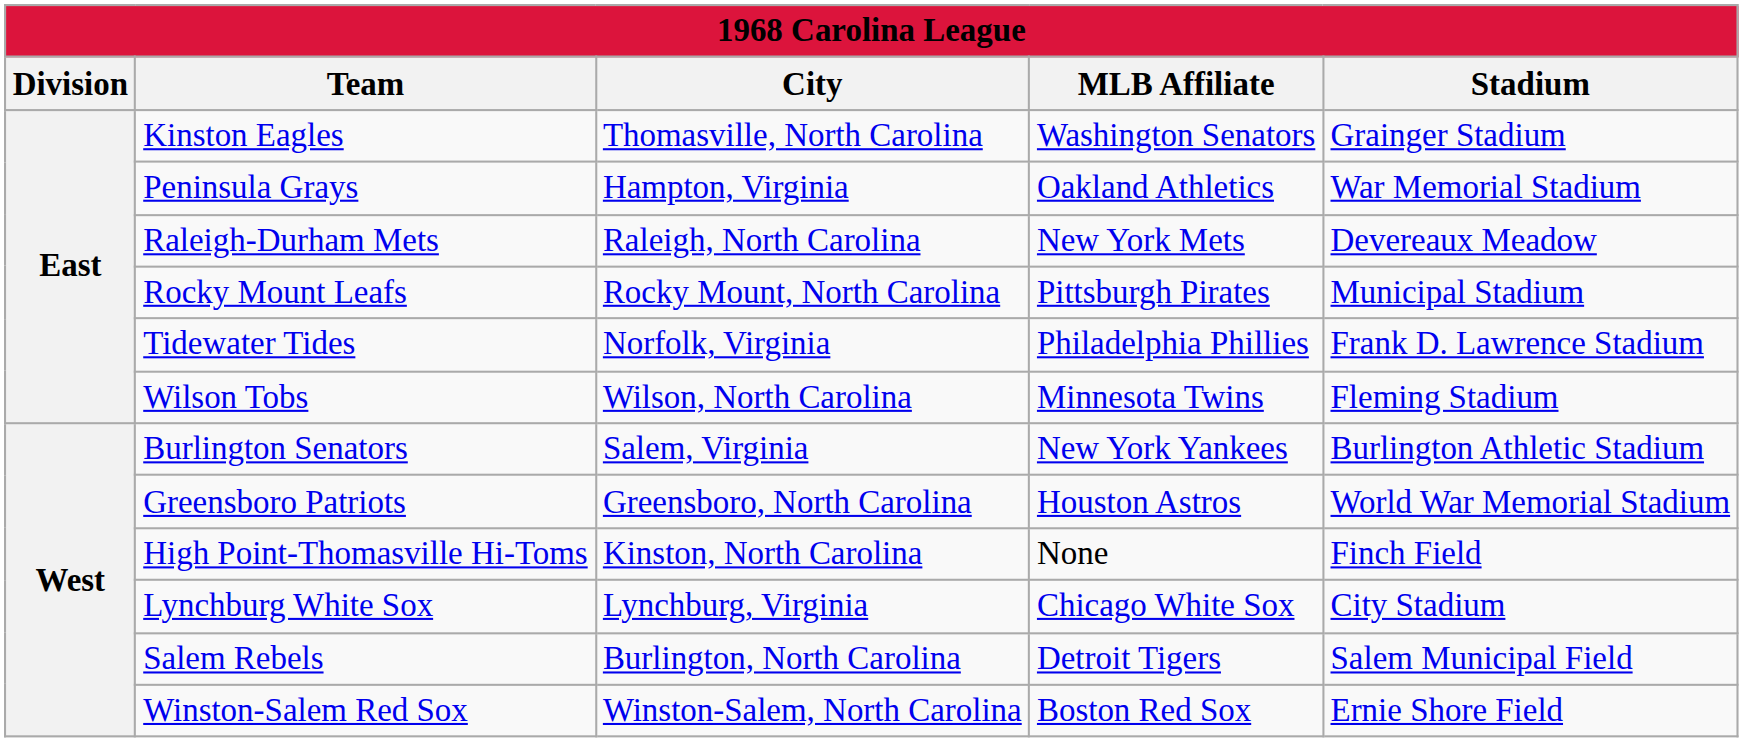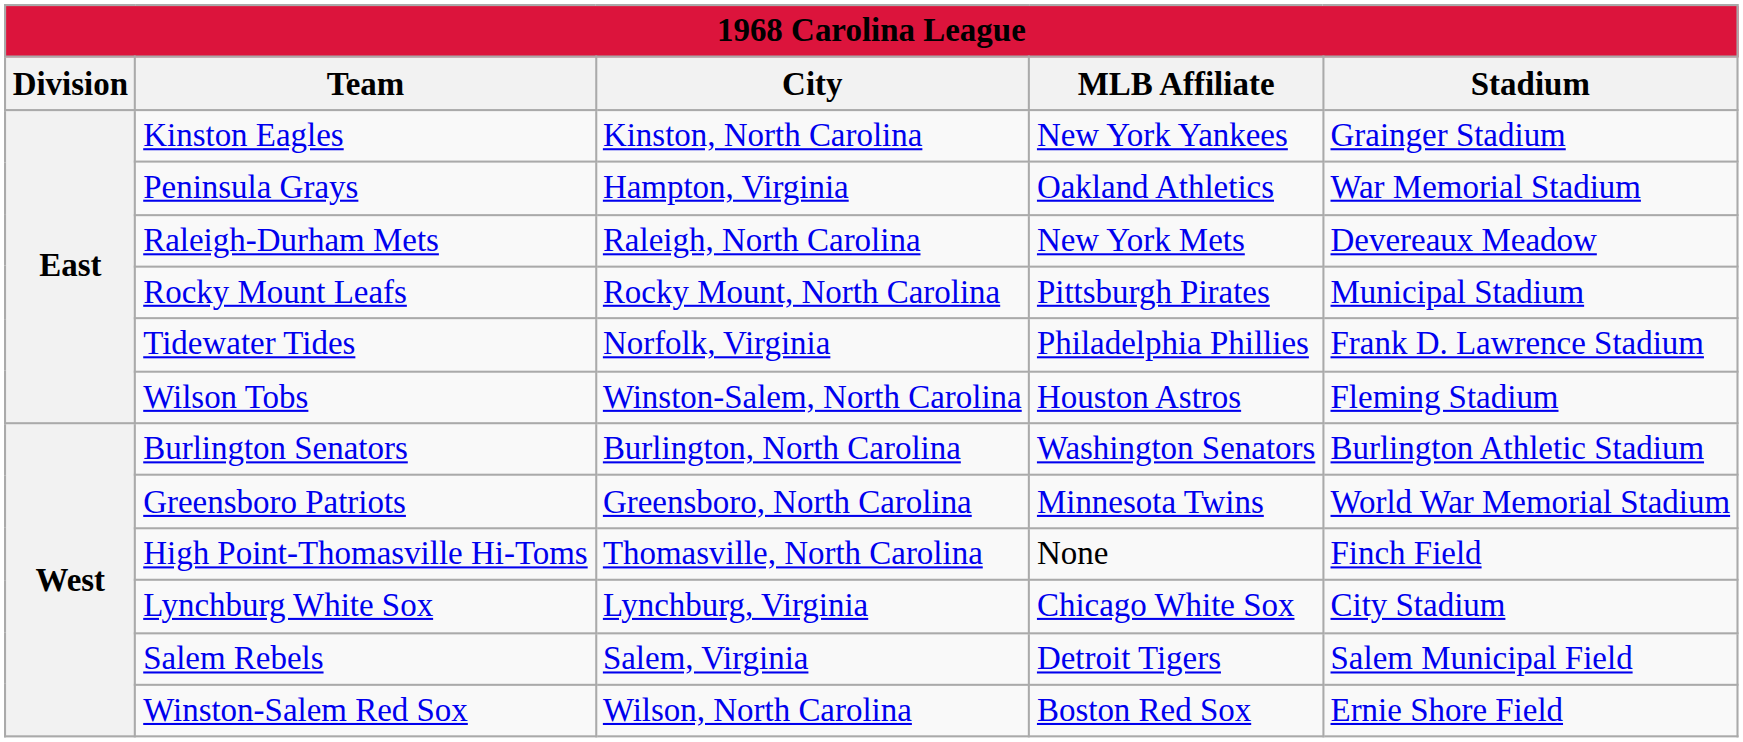(793, 135) Thomasville, North Carolina -> (763, 135) Kinston, North Carolina
(1176, 135) Washington Senators -> (1162, 135) New York Yankees
(757, 396) Wilson, North Carolina -> (812, 396) Winston-Salem, North Carolina
(1150, 396) Minnesota Twins -> (1139, 396) Houston Astros
(706, 448) Salem, Virginia -> (782, 448) Burlington, North Carolina
(1162, 448) New York Yankees -> (1176, 448) Washington Senators
(1139, 501) Houston Astros -> (1150, 501) Minnesota Twins
(763, 553) Kinston, North Carolina -> (793, 553) Thomasville, North Carolina
(782, 657) Burlington, North Carolina -> (706, 657) Salem, Virginia
(812, 710) Winston-Salem, North Carolina -> (757, 710) Wilson, North Carolina
